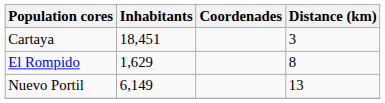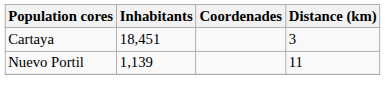- row: (44, 62)
(136, 86) 6,149 -> (136, 62) 1,139
(296, 86) 13 -> (296, 62) 11
